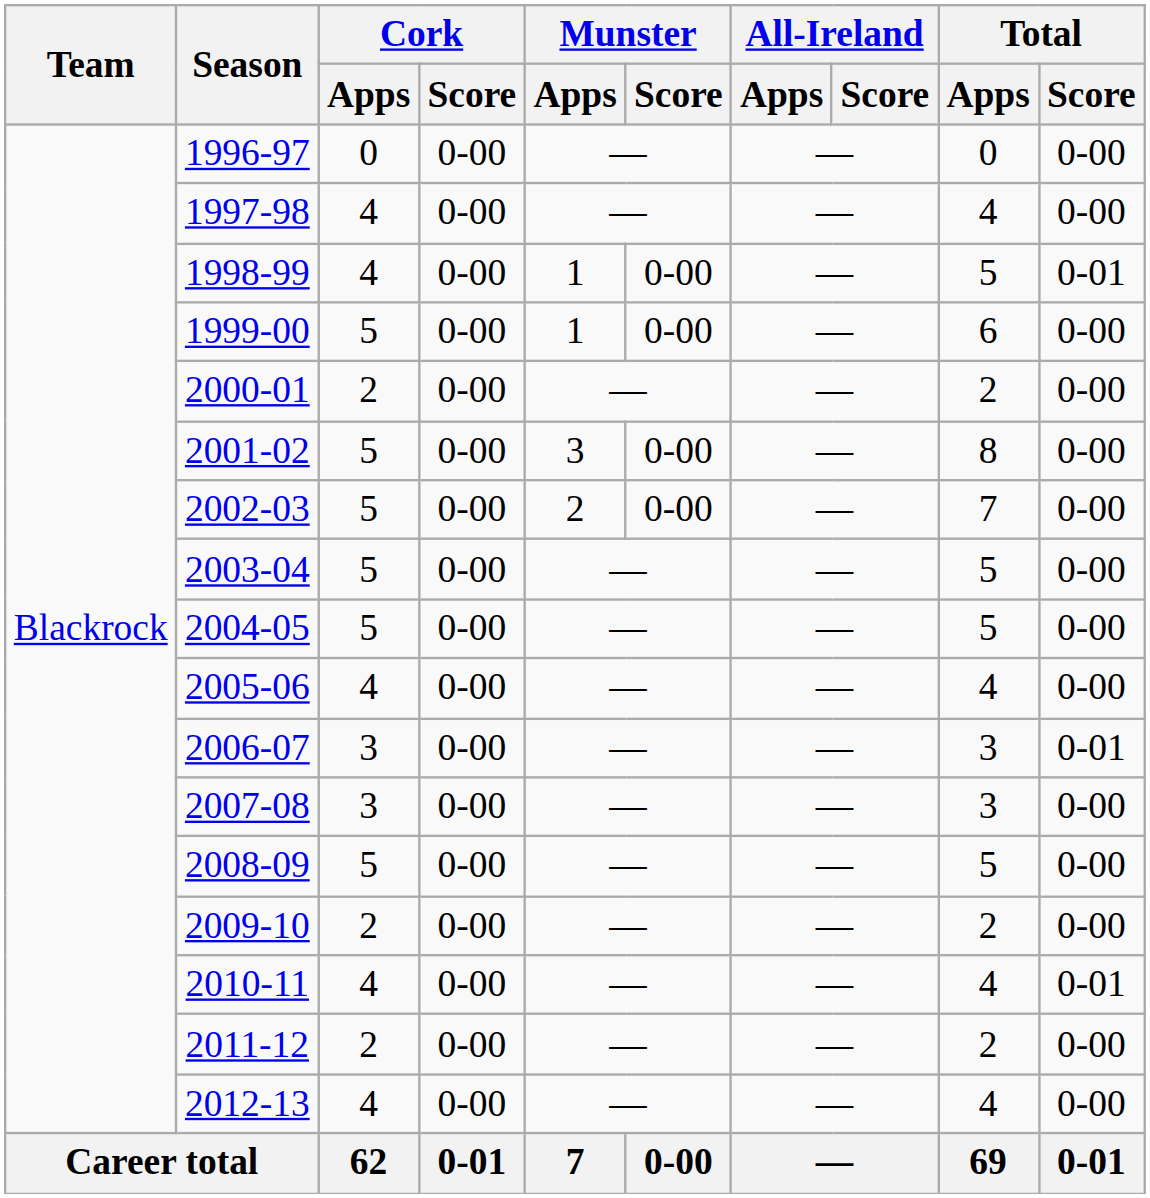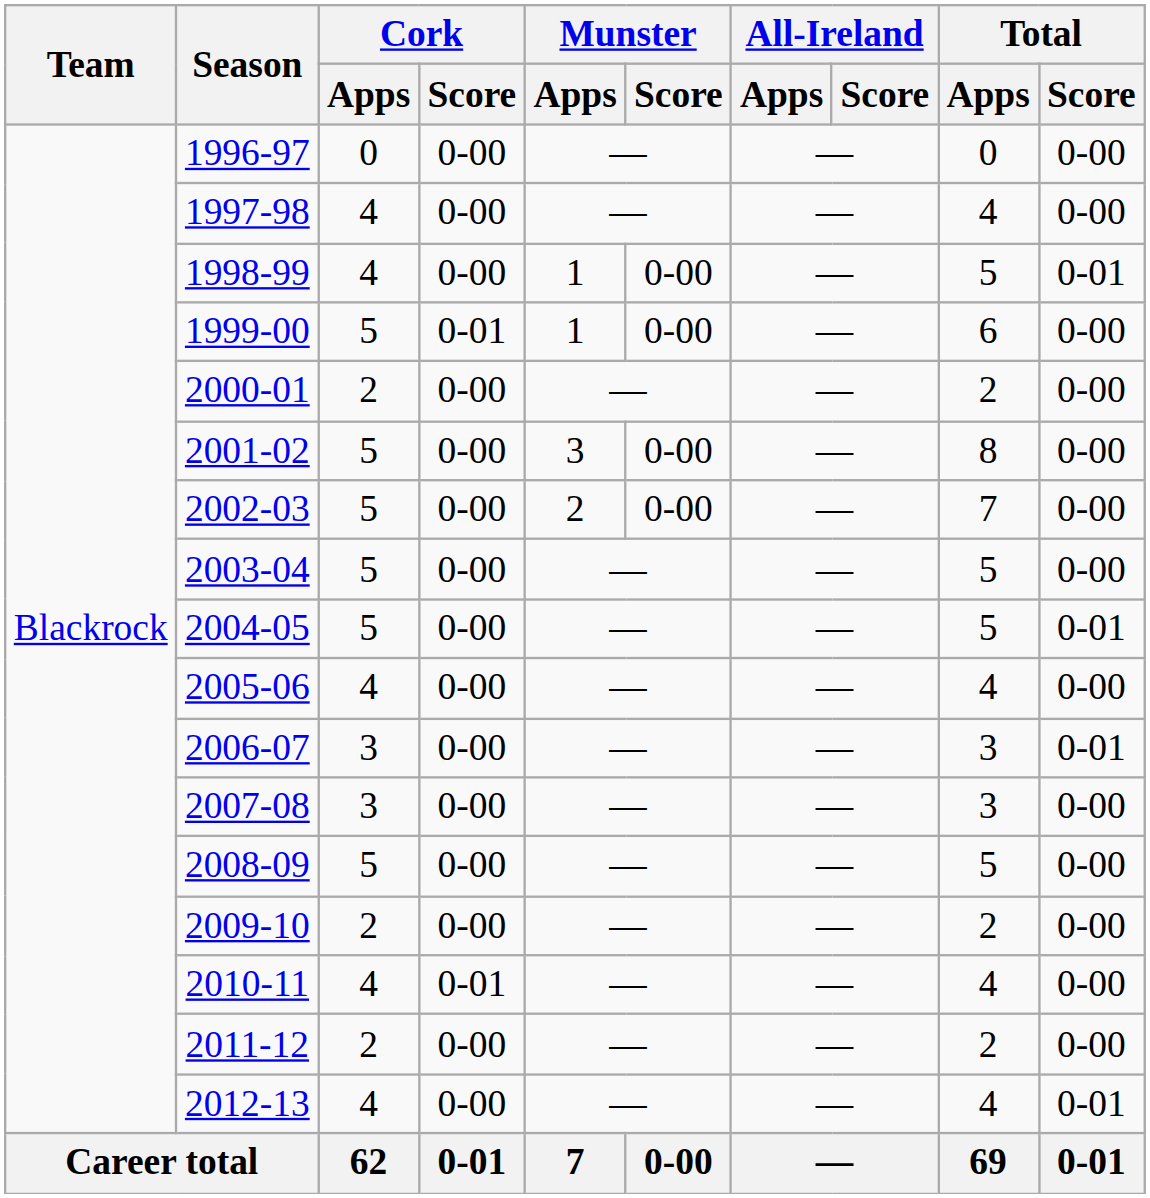(472, 331) 0-00 -> (472, 331) 0-01
(1091, 627) 0-00 -> (1091, 627) 0-01
(472, 984) 0-00 -> (472, 984) 0-01
(1091, 984) 0-01 -> (1091, 984) 0-00
(1091, 1102) 0-00 -> (1091, 1102) 0-01
